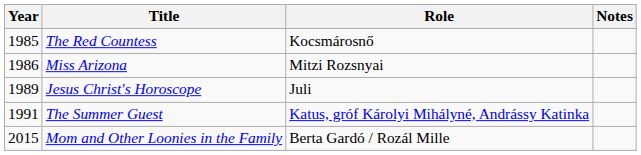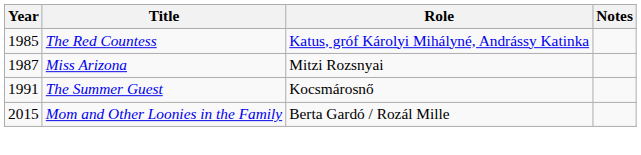(331, 41) Kocsmárosnő -> (439, 41) Katus, gróf Károlyi Mihályné, Andrássy Katinka
(23, 65) 1986 -> (23, 65) 1987
- row: (124, 89)
(439, 114) Katus, gróf Károlyi Mihályné, Andrássy Katinka -> (331, 89) Kocsmárosnő
